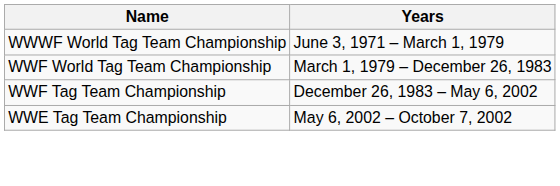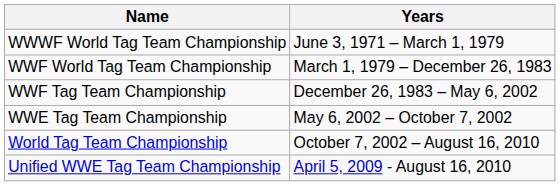+ row: (118, 142)
+ row: (144, 167)
